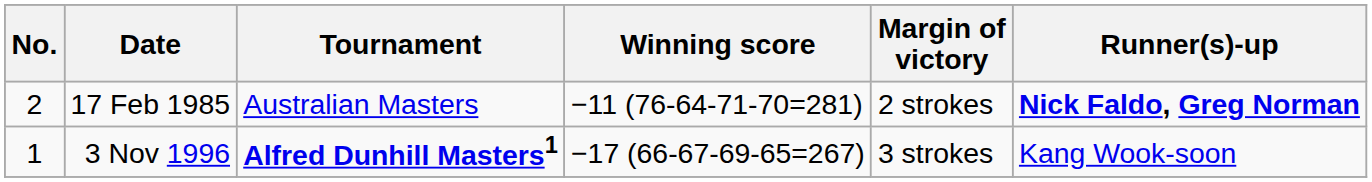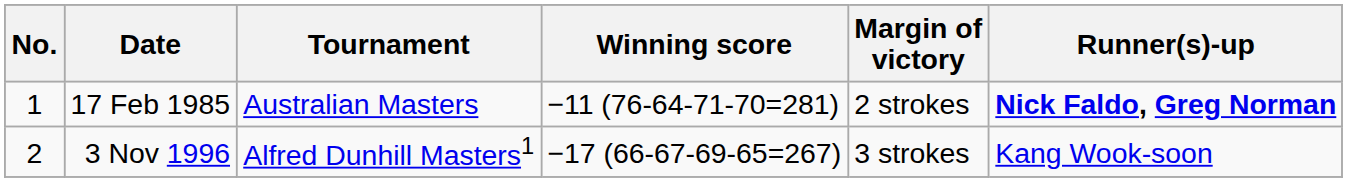(34, 104) 2 -> (34, 104) 1
(34, 152) 1 -> (34, 152) 2
(401, 152) bold -> (389, 152) normal
